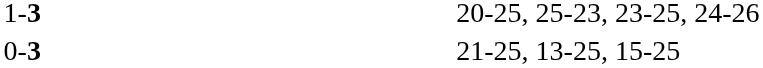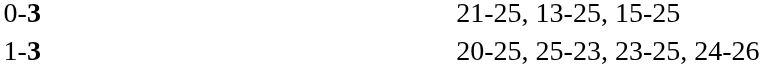rows swapped: (22, 12) <-> (22, 51)
